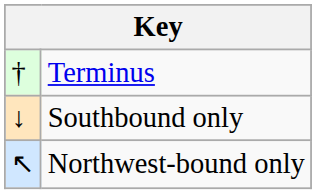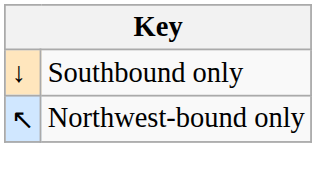- row: (101, 72)
